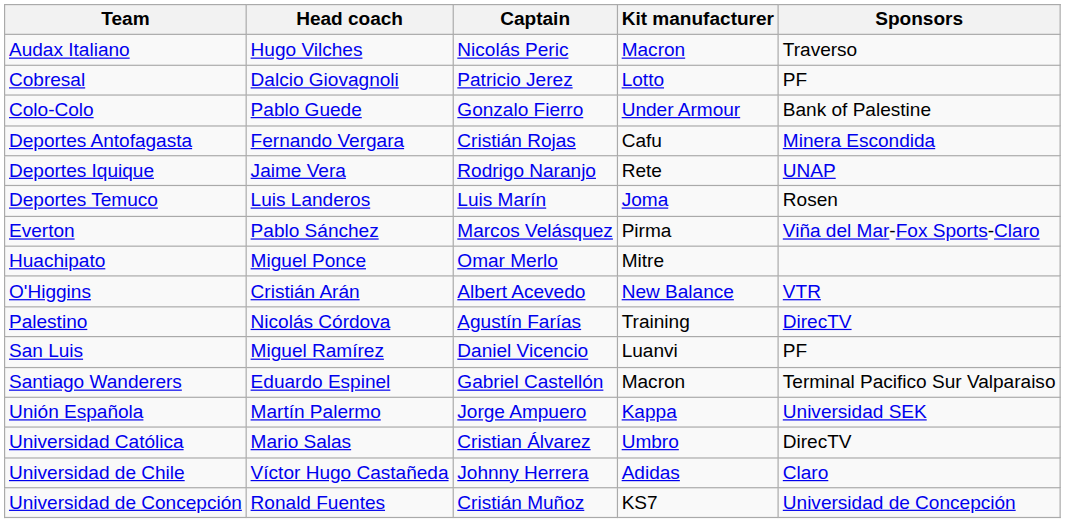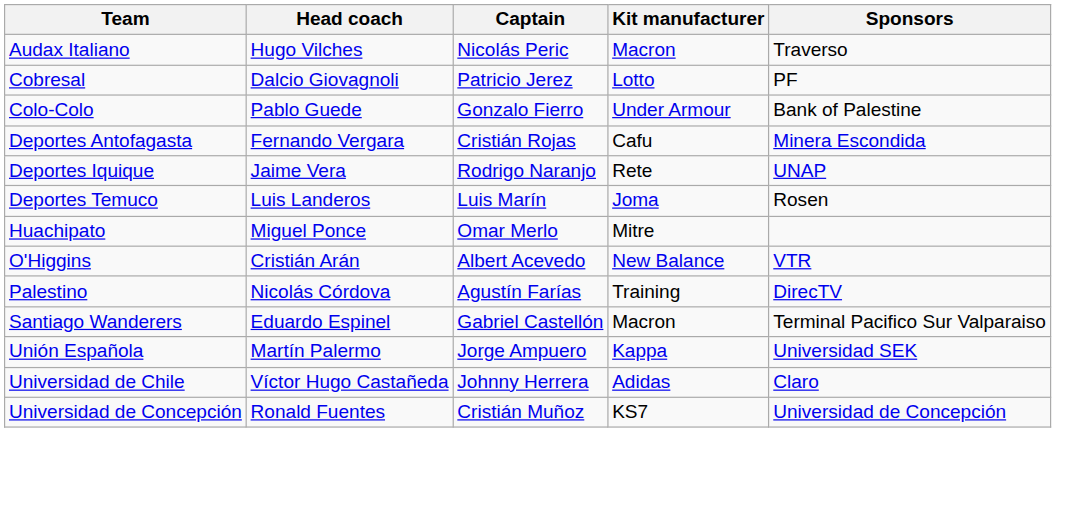- row: (42, 230)
- row: (46, 351)
- row: (96, 442)
